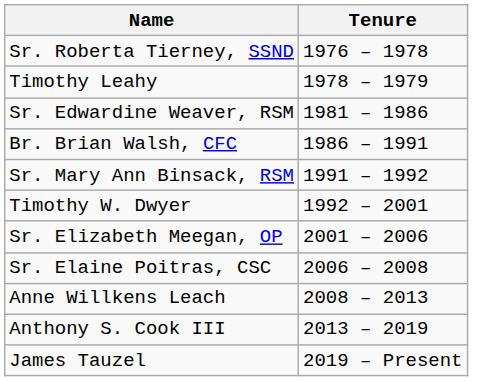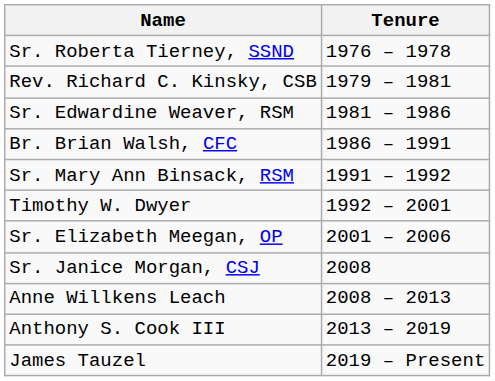- row: (83, 82)
+ row: (163, 82)
- row: (140, 268)
+ row: (135, 268)
